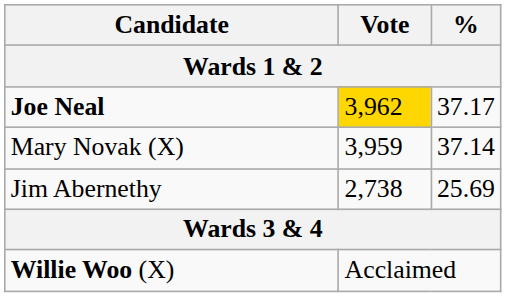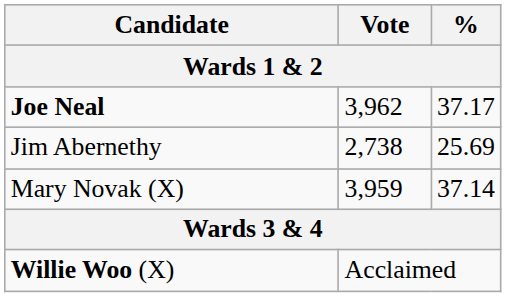(374, 106) gold background -> (374, 106) no background
rows swapped: (97, 147) <-> (86, 188)
